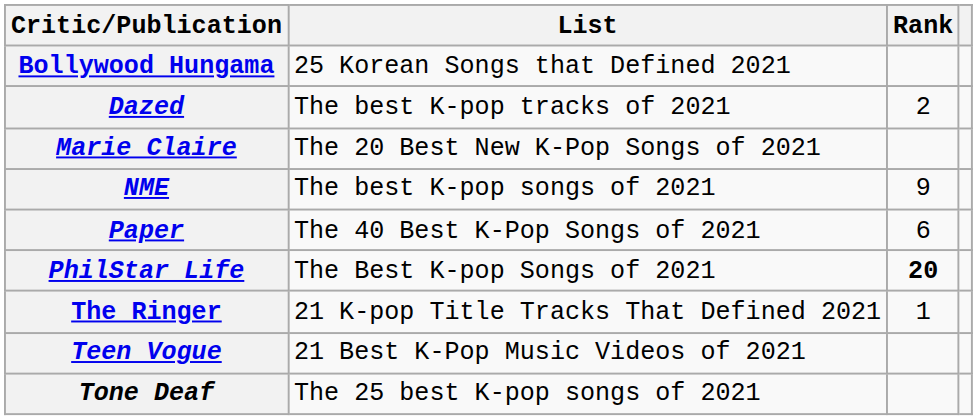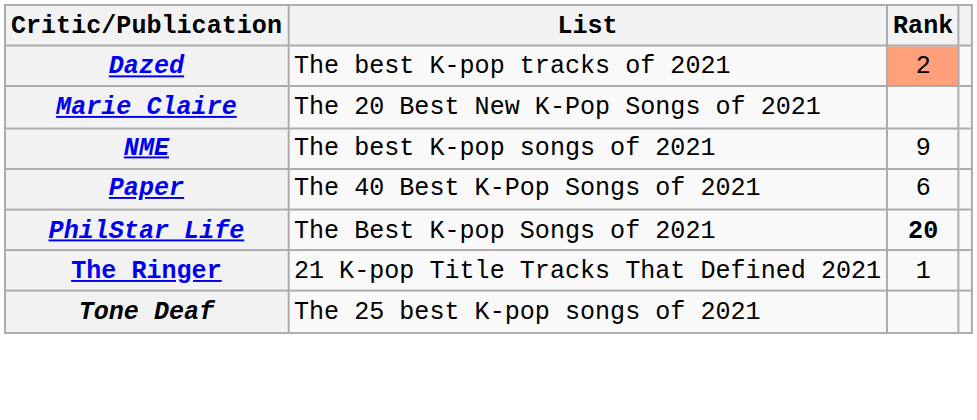- row: (146, 66)
(923, 107) no background -> (923, 66) lightsalmon background
- row: (146, 353)
